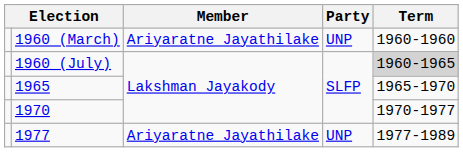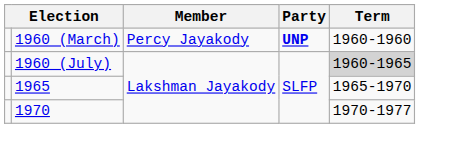(223, 40) Ariyaratne Jayathilake -> (188, 40) Percy Jayakody
(339, 40) normal -> (295, 40) bold
- row: (32, 135)
